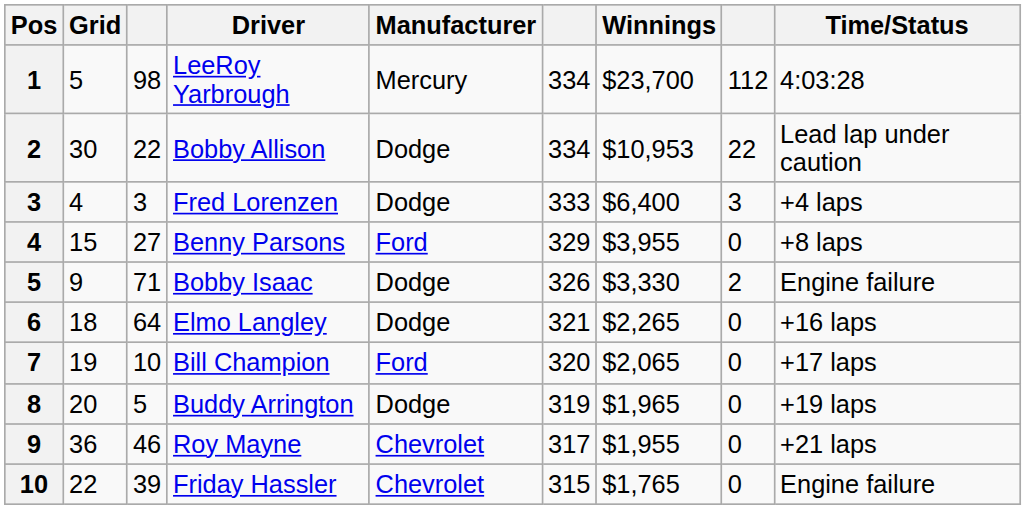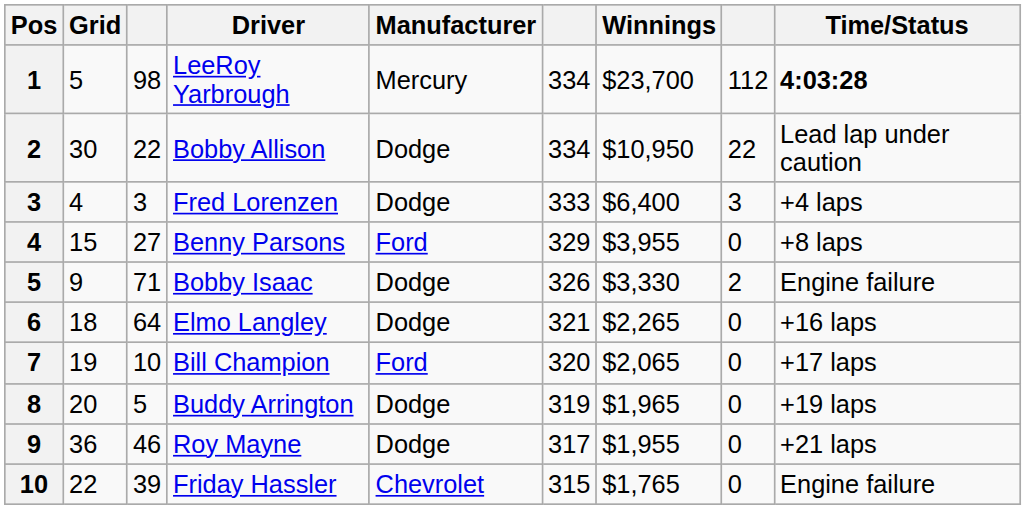(822, 79) normal -> (824, 79) bold
(648, 148) $10,953 -> (648, 148) $10,950
(430, 444) Chevrolet -> (413, 444) Dodge
